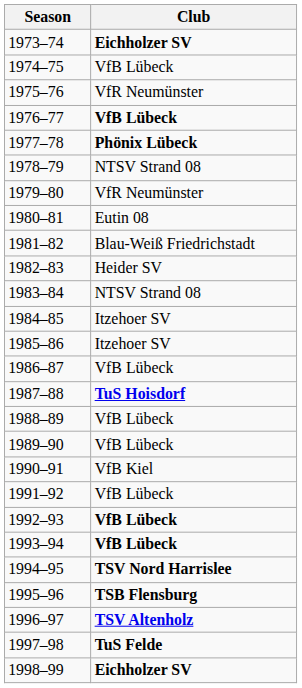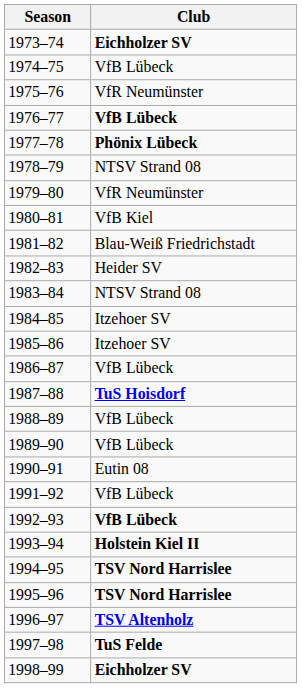(122, 218) Eutin 08 -> (124, 218) VfB Kiel
(124, 469) VfB Kiel -> (122, 469) Eutin 08
(136, 544) VfB Lübeck -> (147, 544) Holstein Kiel II
(146, 594) TSB Flensburg -> (163, 594) TSV Nord Harrislee
